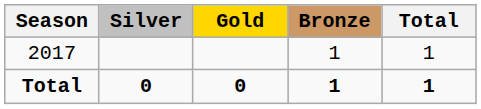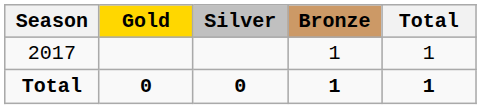columns swapped: (240, 21) <-> (146, 21)
